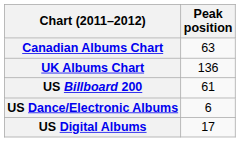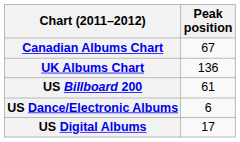(208, 48) 63 -> (208, 48) 67
